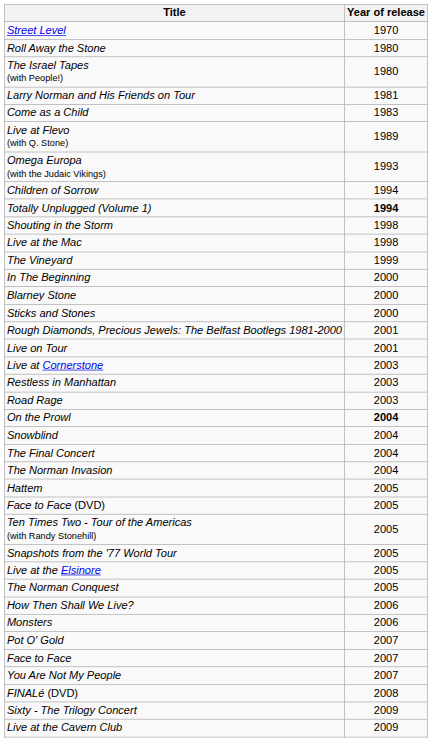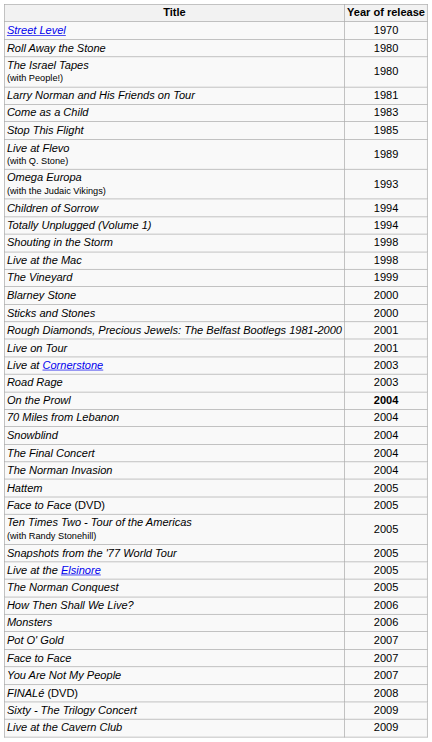+ row: (45, 130)
(386, 208) bold -> (386, 225) normal
- row: (49, 278)
- row: (62, 383)
+ row: (63, 418)
